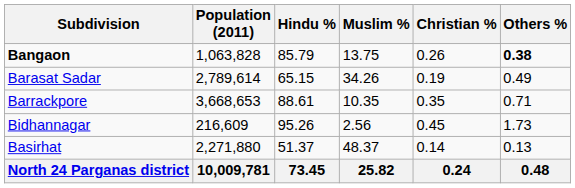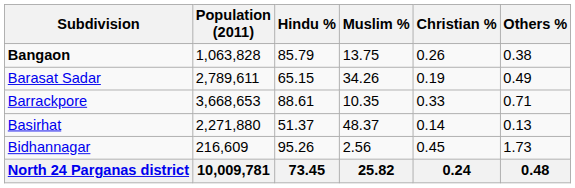(517, 55) bold -> (517, 55) normal
(228, 78) 2,789,614 -> (228, 78) 2,789,611
(431, 101) 0.35 -> (431, 101) 0.33
rows swapped: (49, 124) <-> (35, 147)
